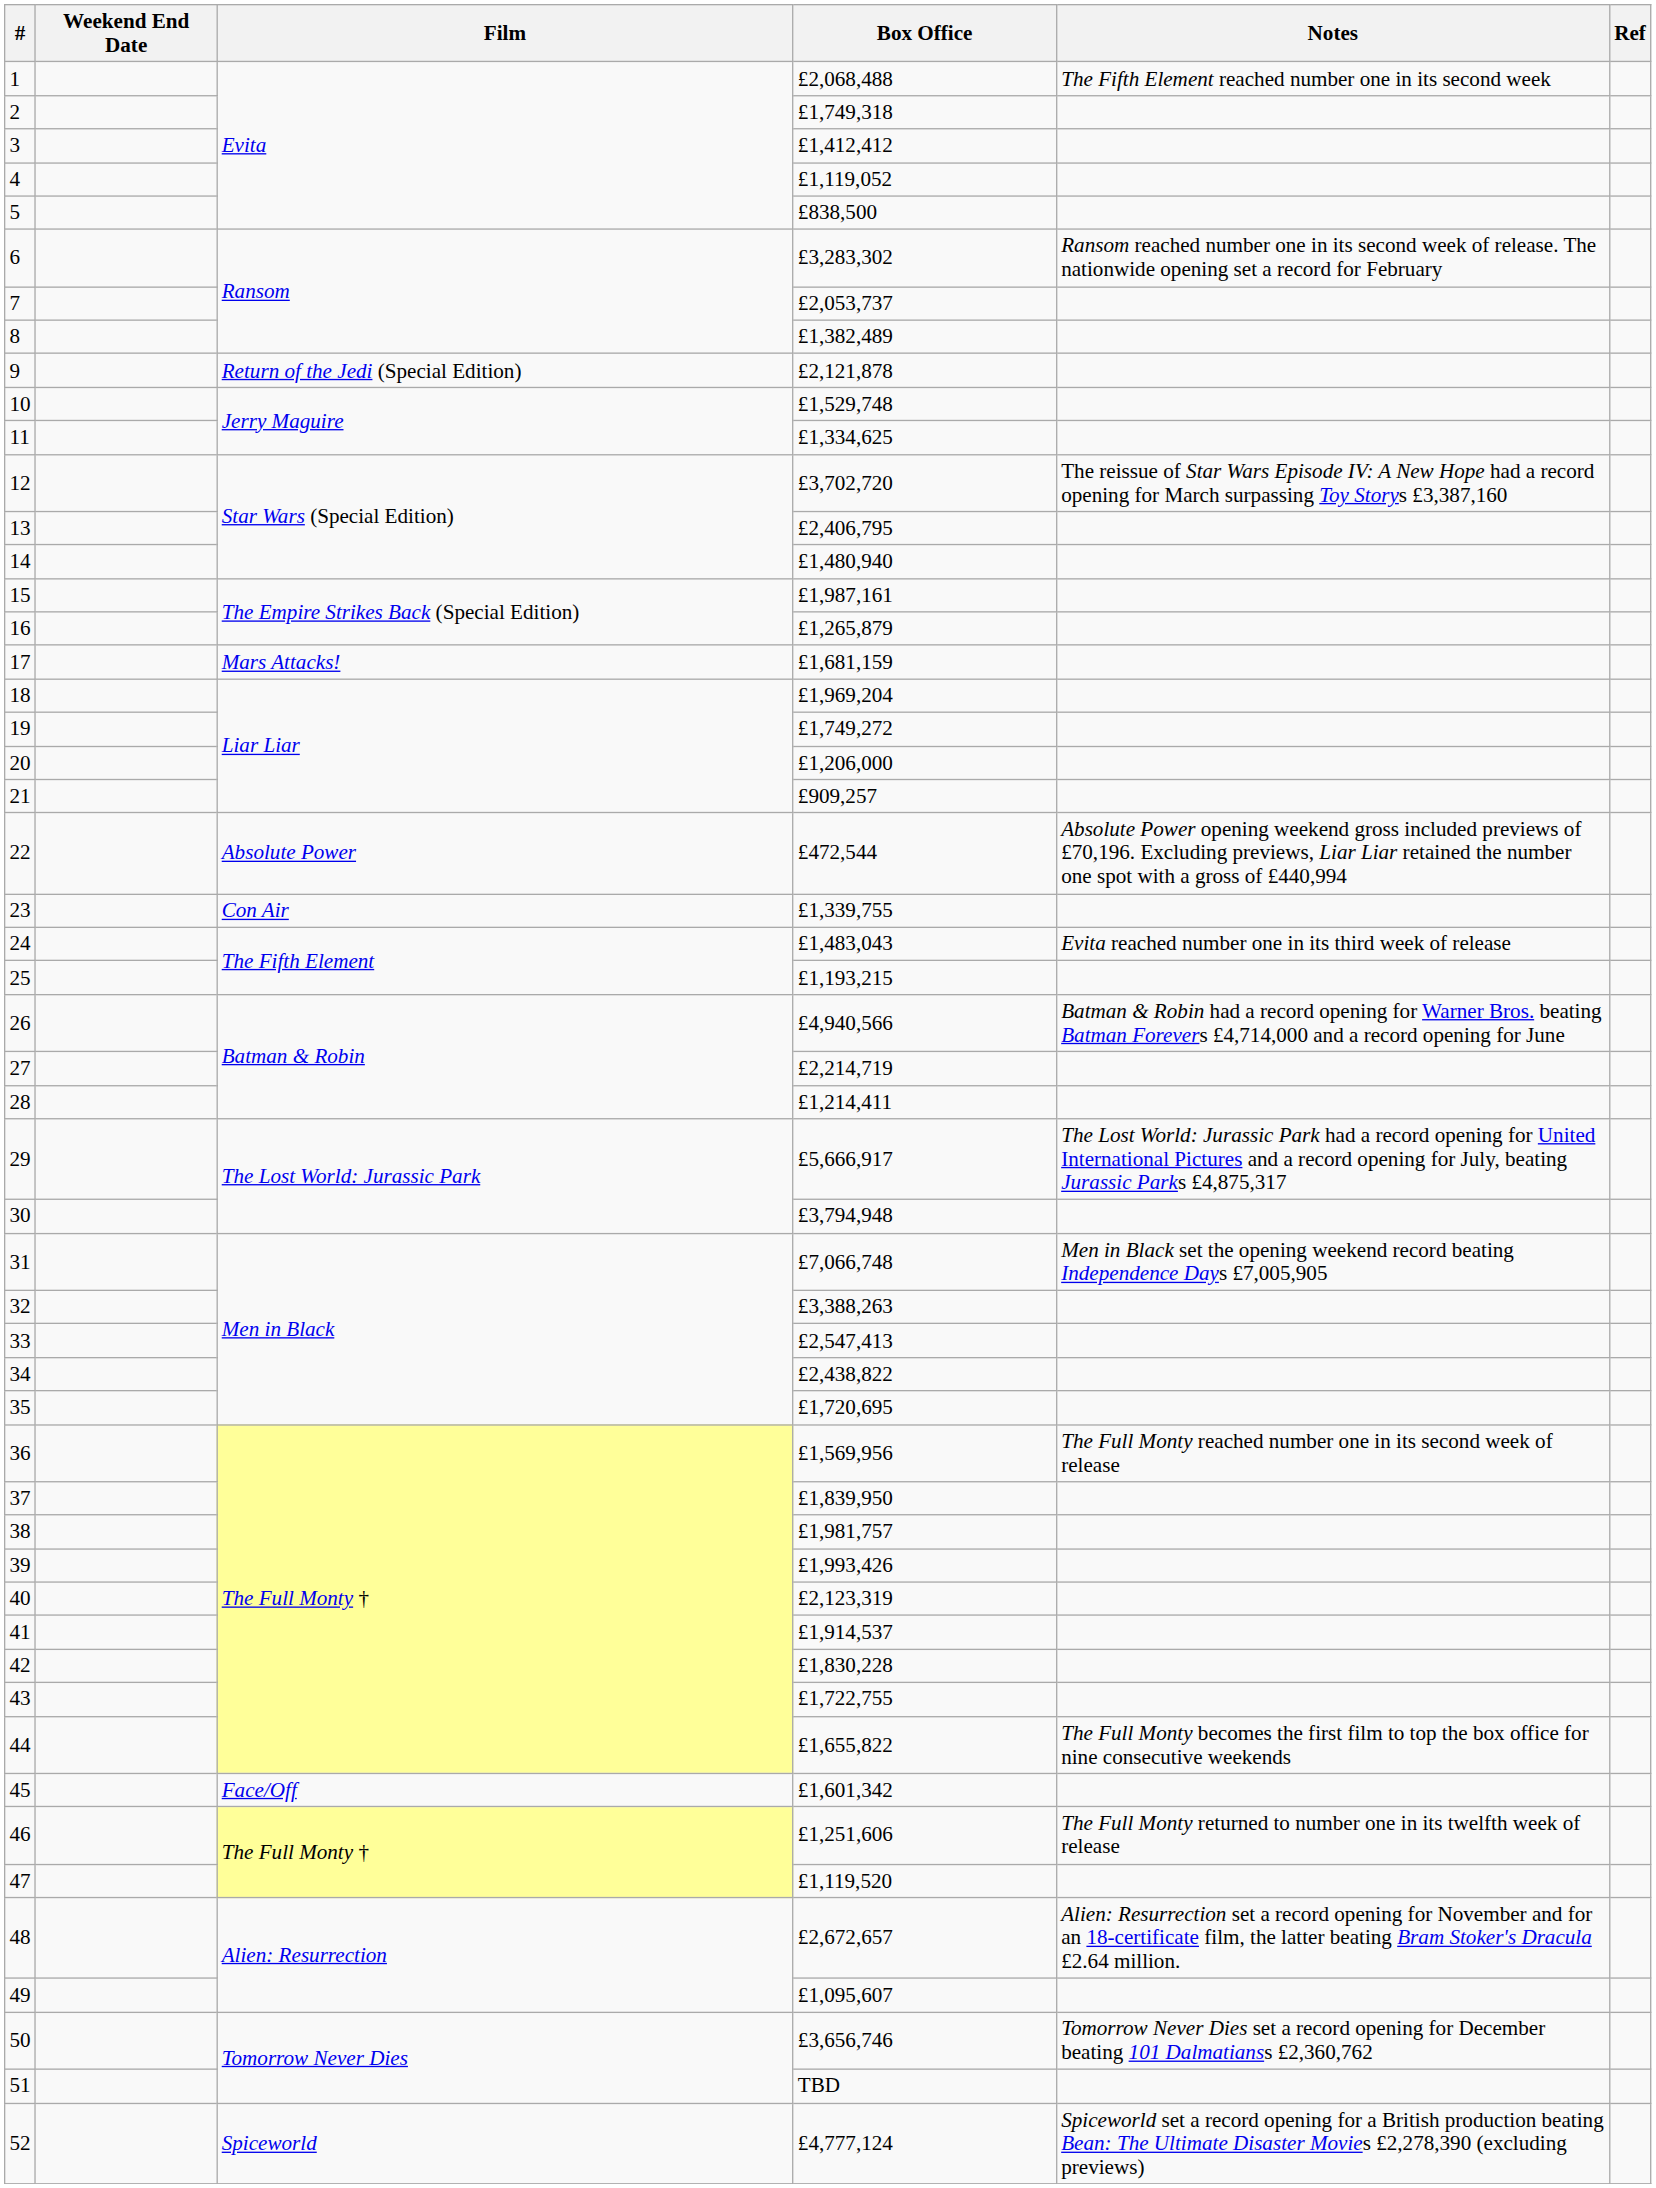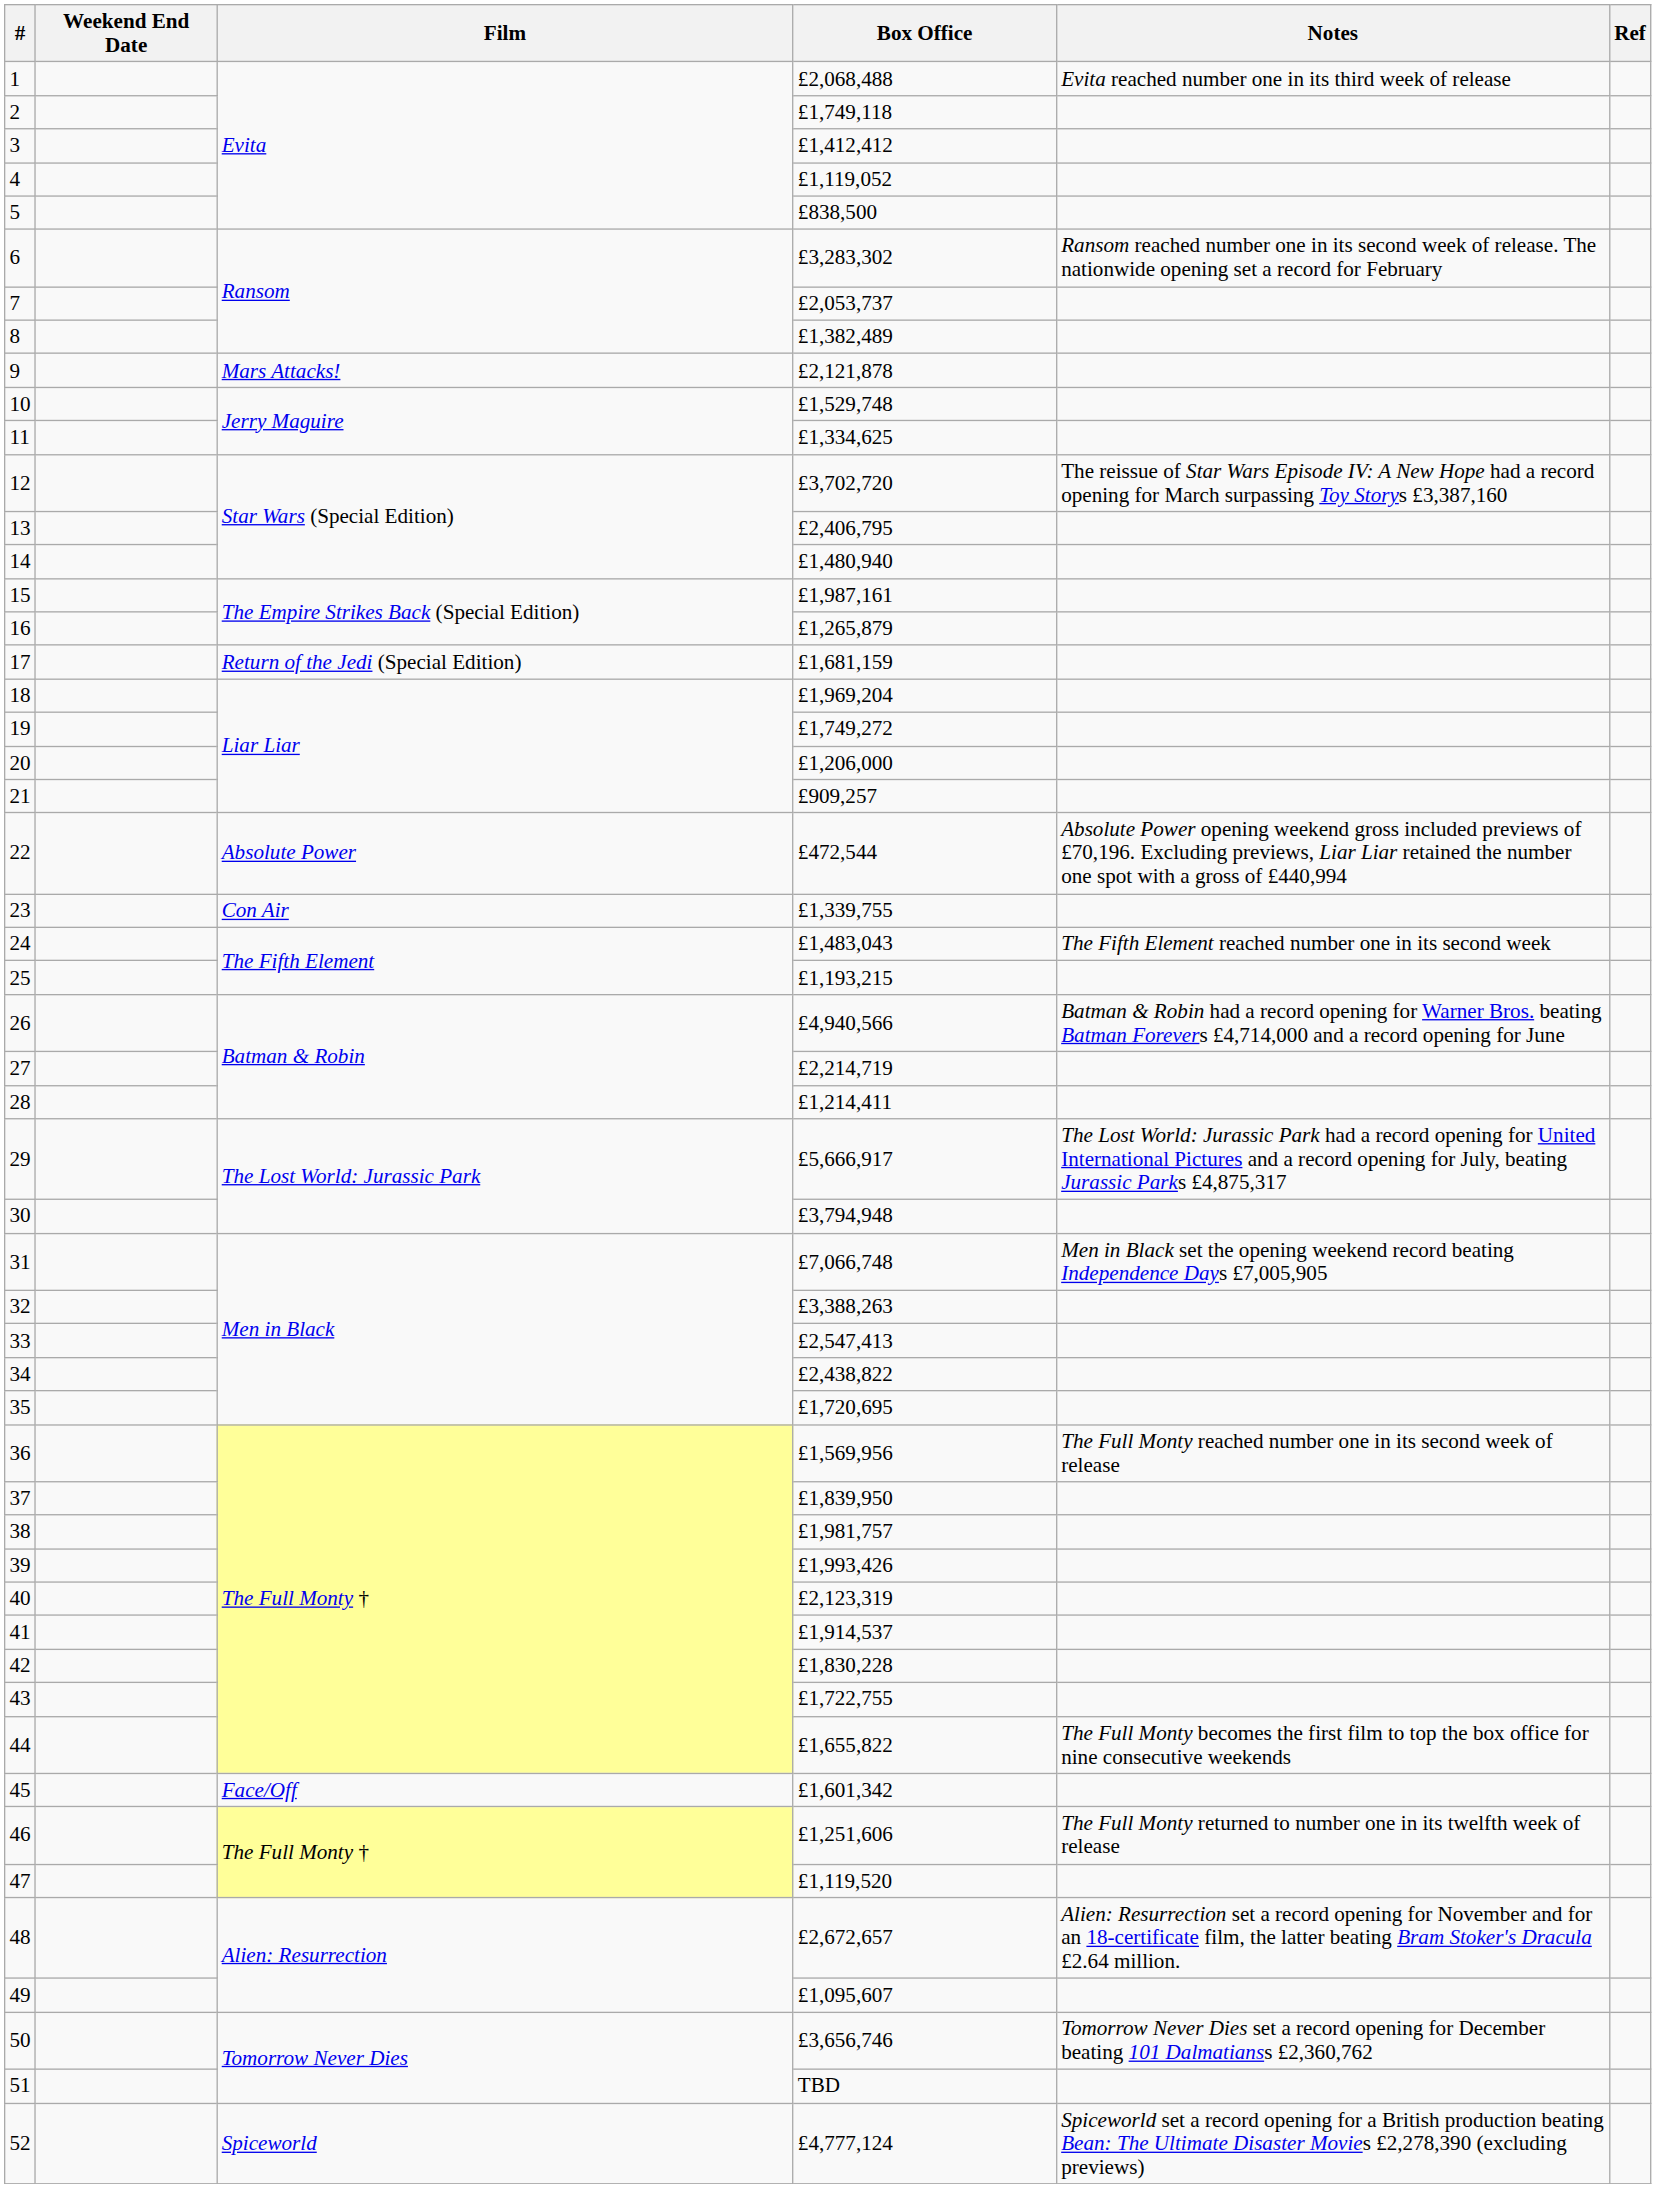(1306, 78) The Fifth Element reached number one in its second week -> (1286, 78) Evita reached number one in its third week of release
(845, 111) £1,749,318 -> (845, 111) £1,749,118
(372, 370) Return of the Jedi (Special Edition) -> (281, 370) Mars Attacks!
(281, 661) Mars Attacks! -> (372, 661) Return of the Jedi (Special Edition)
(1286, 943) Evita reached number one in its third week of release -> (1306, 943) The Fifth Element reached number one in its second week
